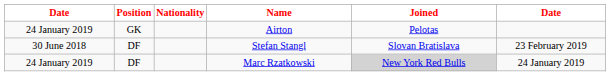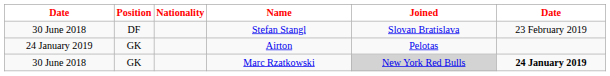rows swapped: (279, 46) <-> (279, 29)
(59, 63) 24 January 2019 -> (59, 63) 30 June 2018
(134, 63) DF -> (134, 63) GK
(551, 63) normal -> (551, 63) bold
